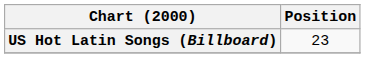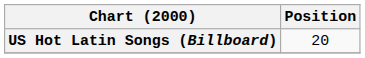(320, 41) 23 -> (320, 41) 20
